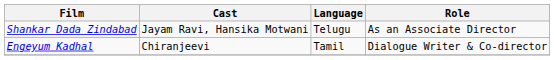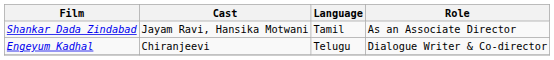(332, 30) Telugu -> (329, 30) Tamil
(329, 46) Tamil -> (332, 46) Telugu
